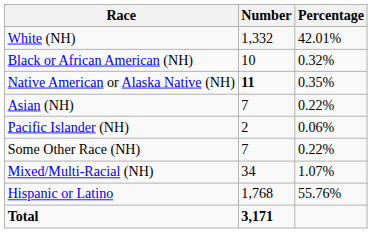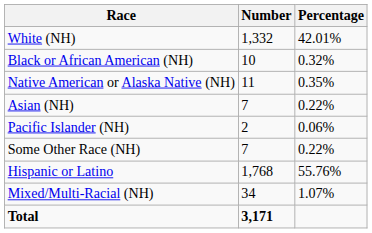(248, 82) bold -> (248, 82) normal
rows swapped: (81, 171) <-> (60, 194)
